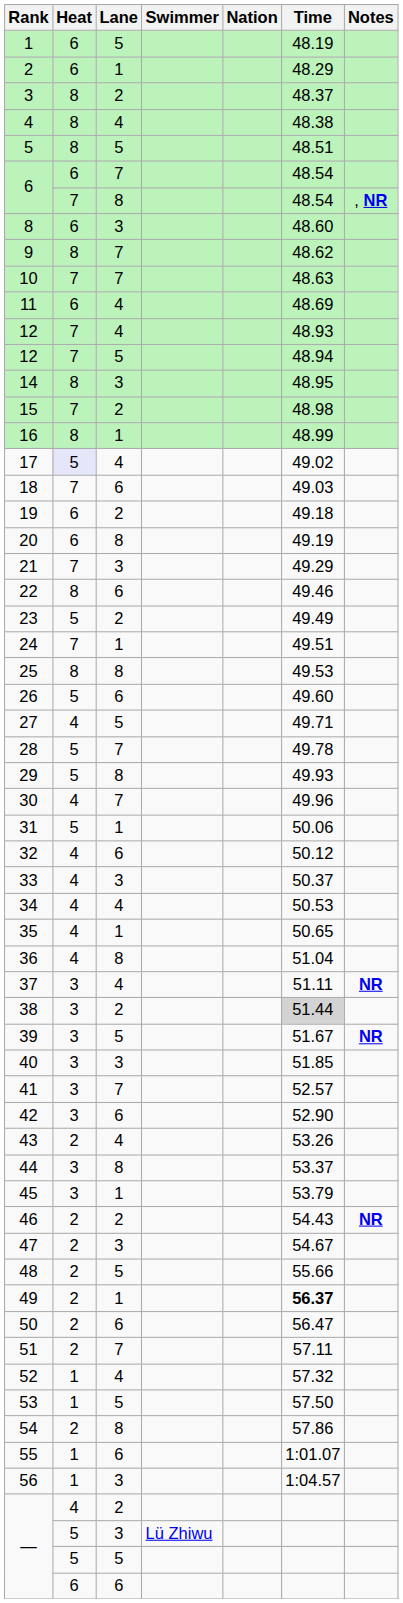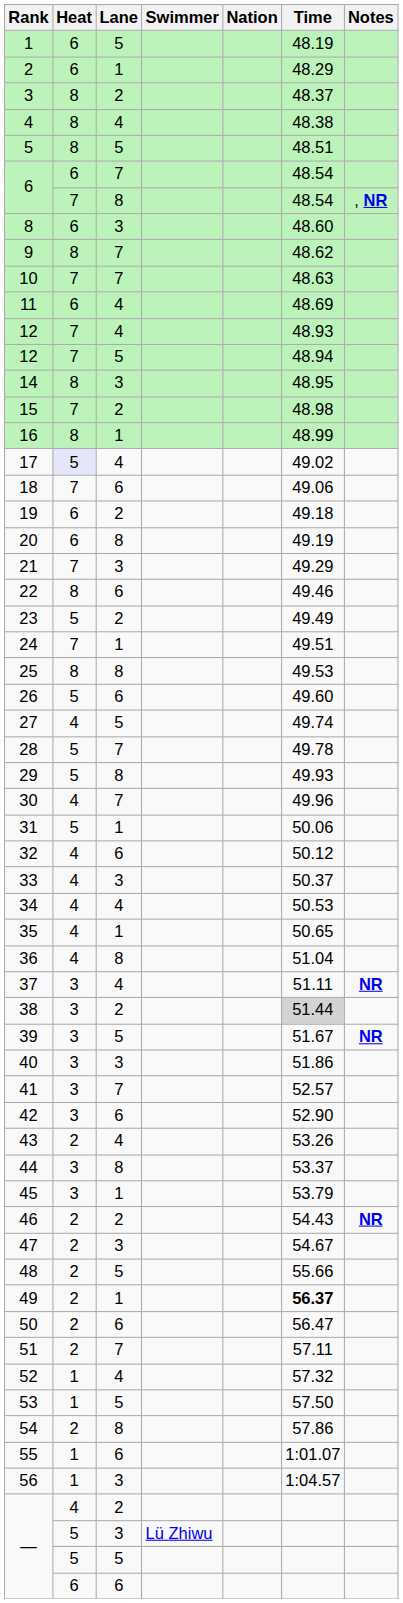(313, 488) 49.03 -> (313, 488) 49.06
(313, 723) 49.71 -> (313, 723) 49.74
(313, 1063) 51.85 -> (313, 1063) 51.86
